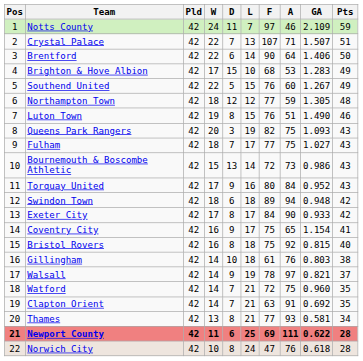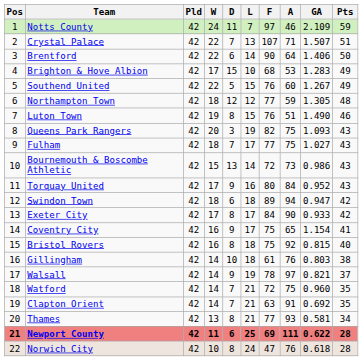(317, 200) 0.948 -> (317, 200) 0.947
